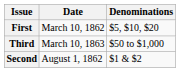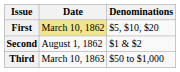(73, 28) no background -> (73, 28) khaki background
rows swapped: (22, 59) <-> (22, 43)
